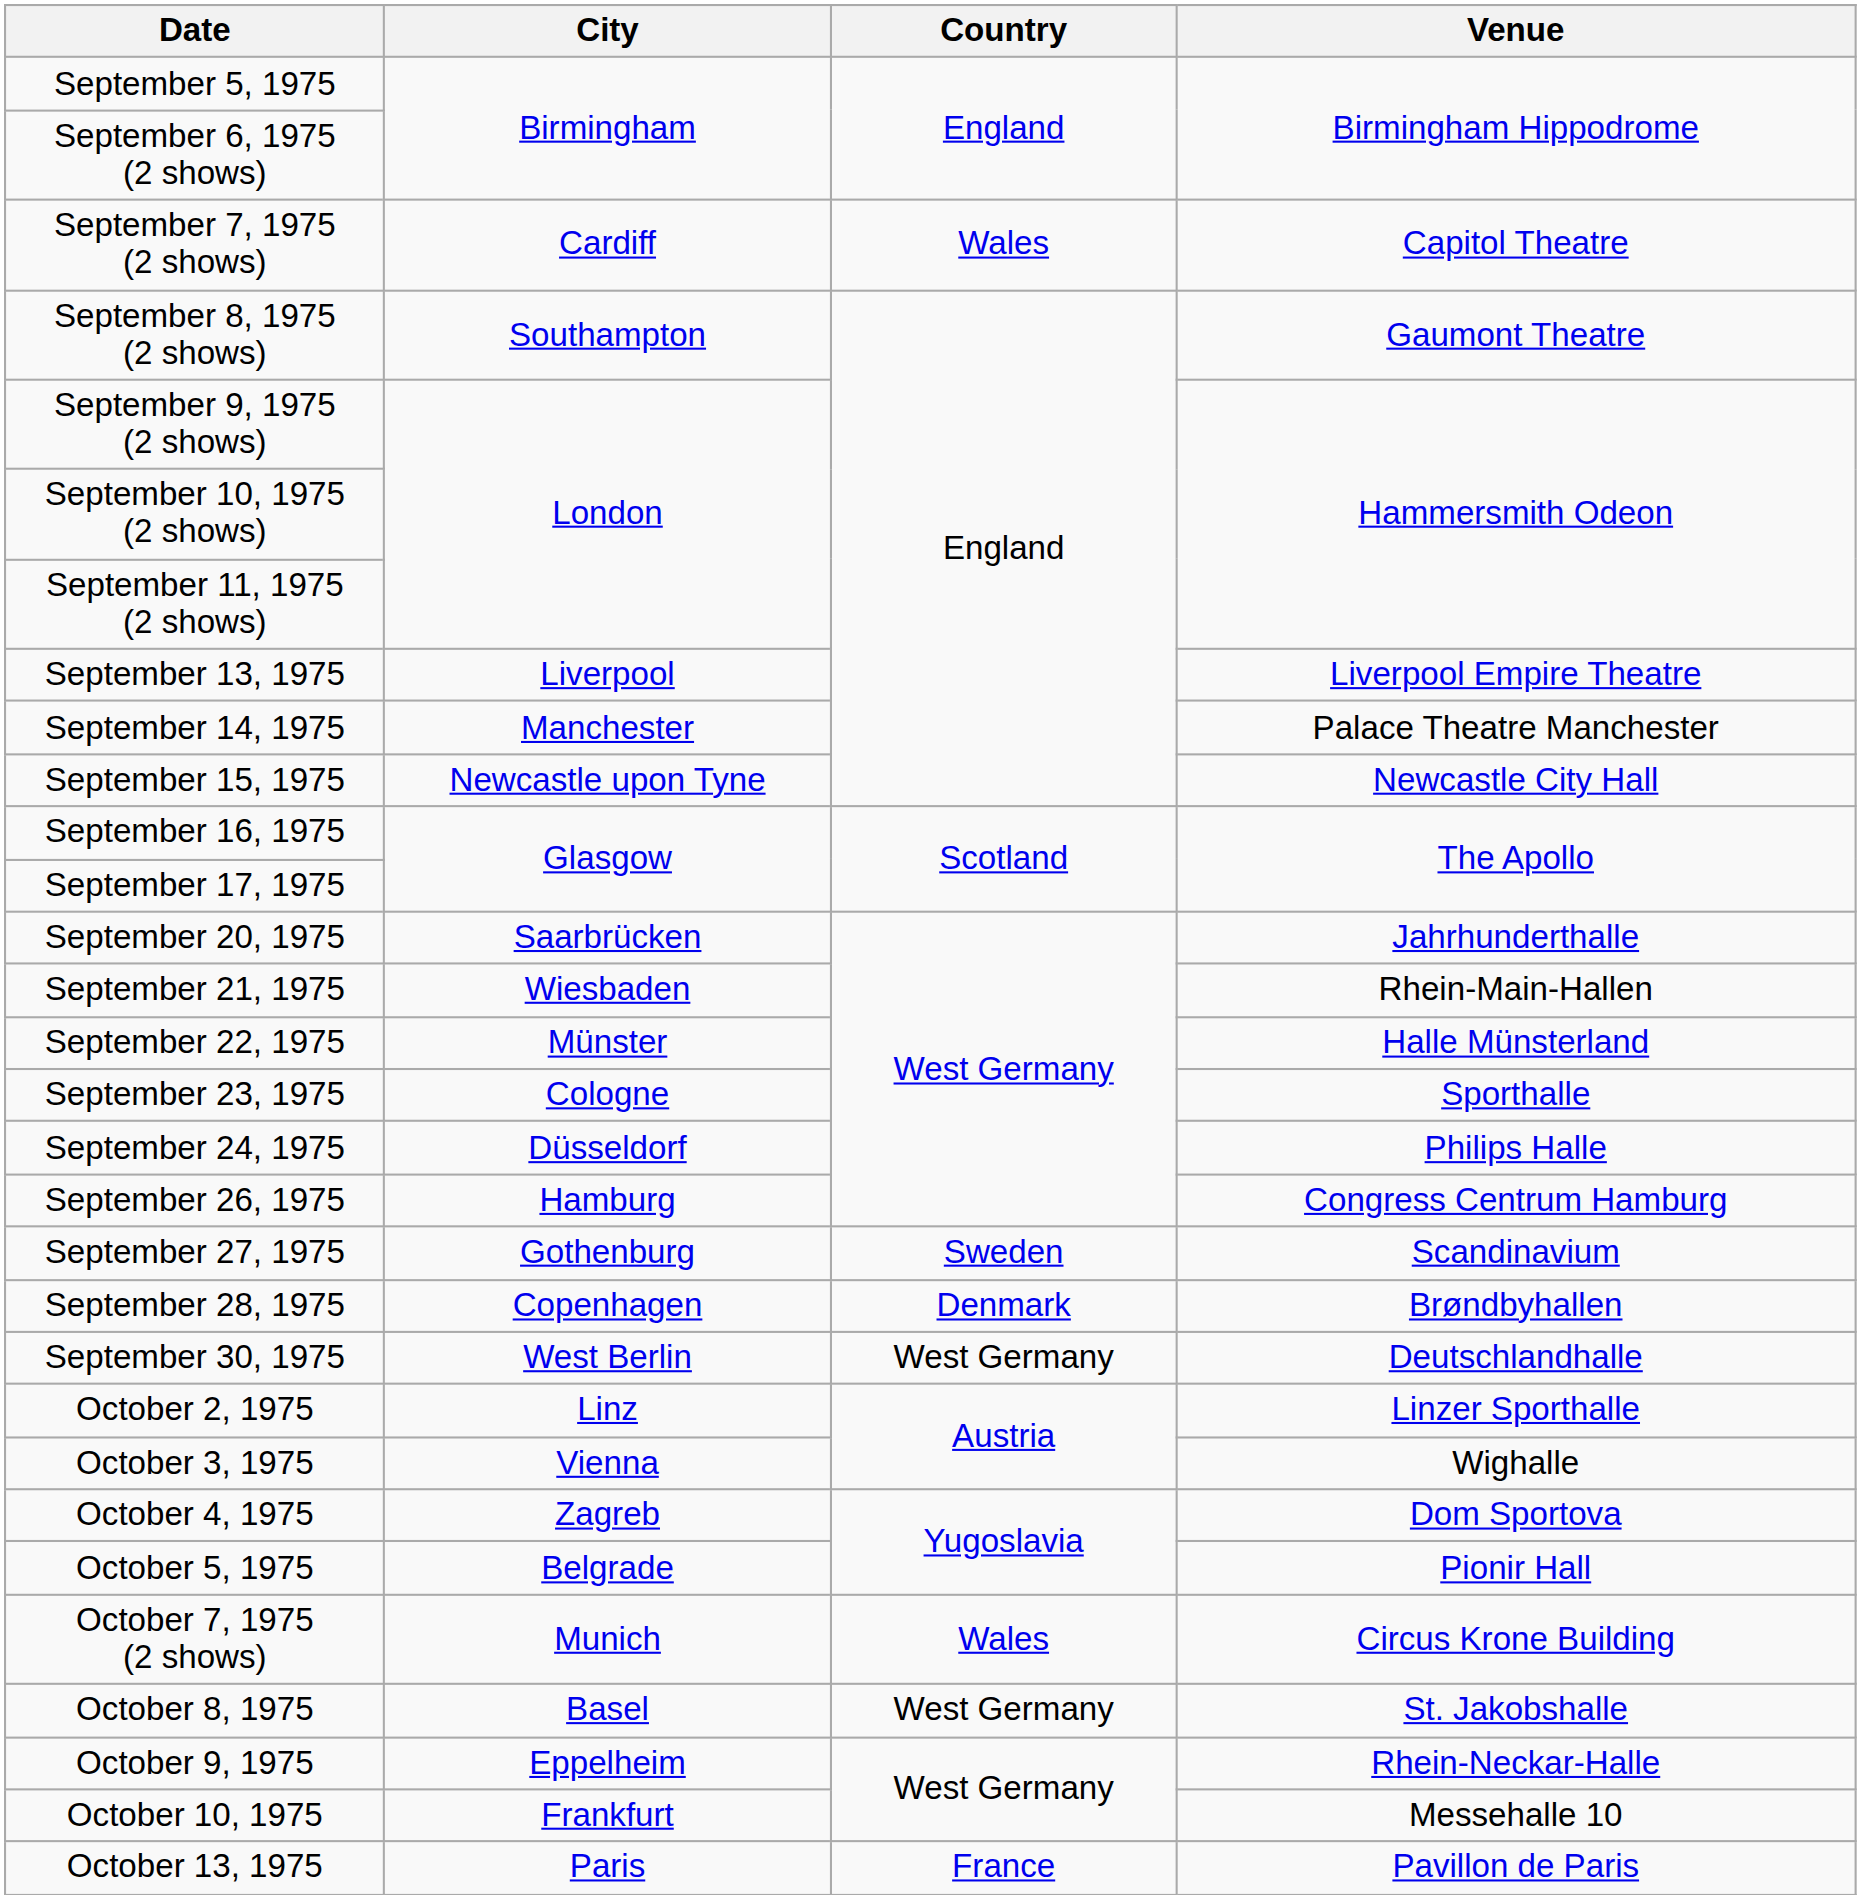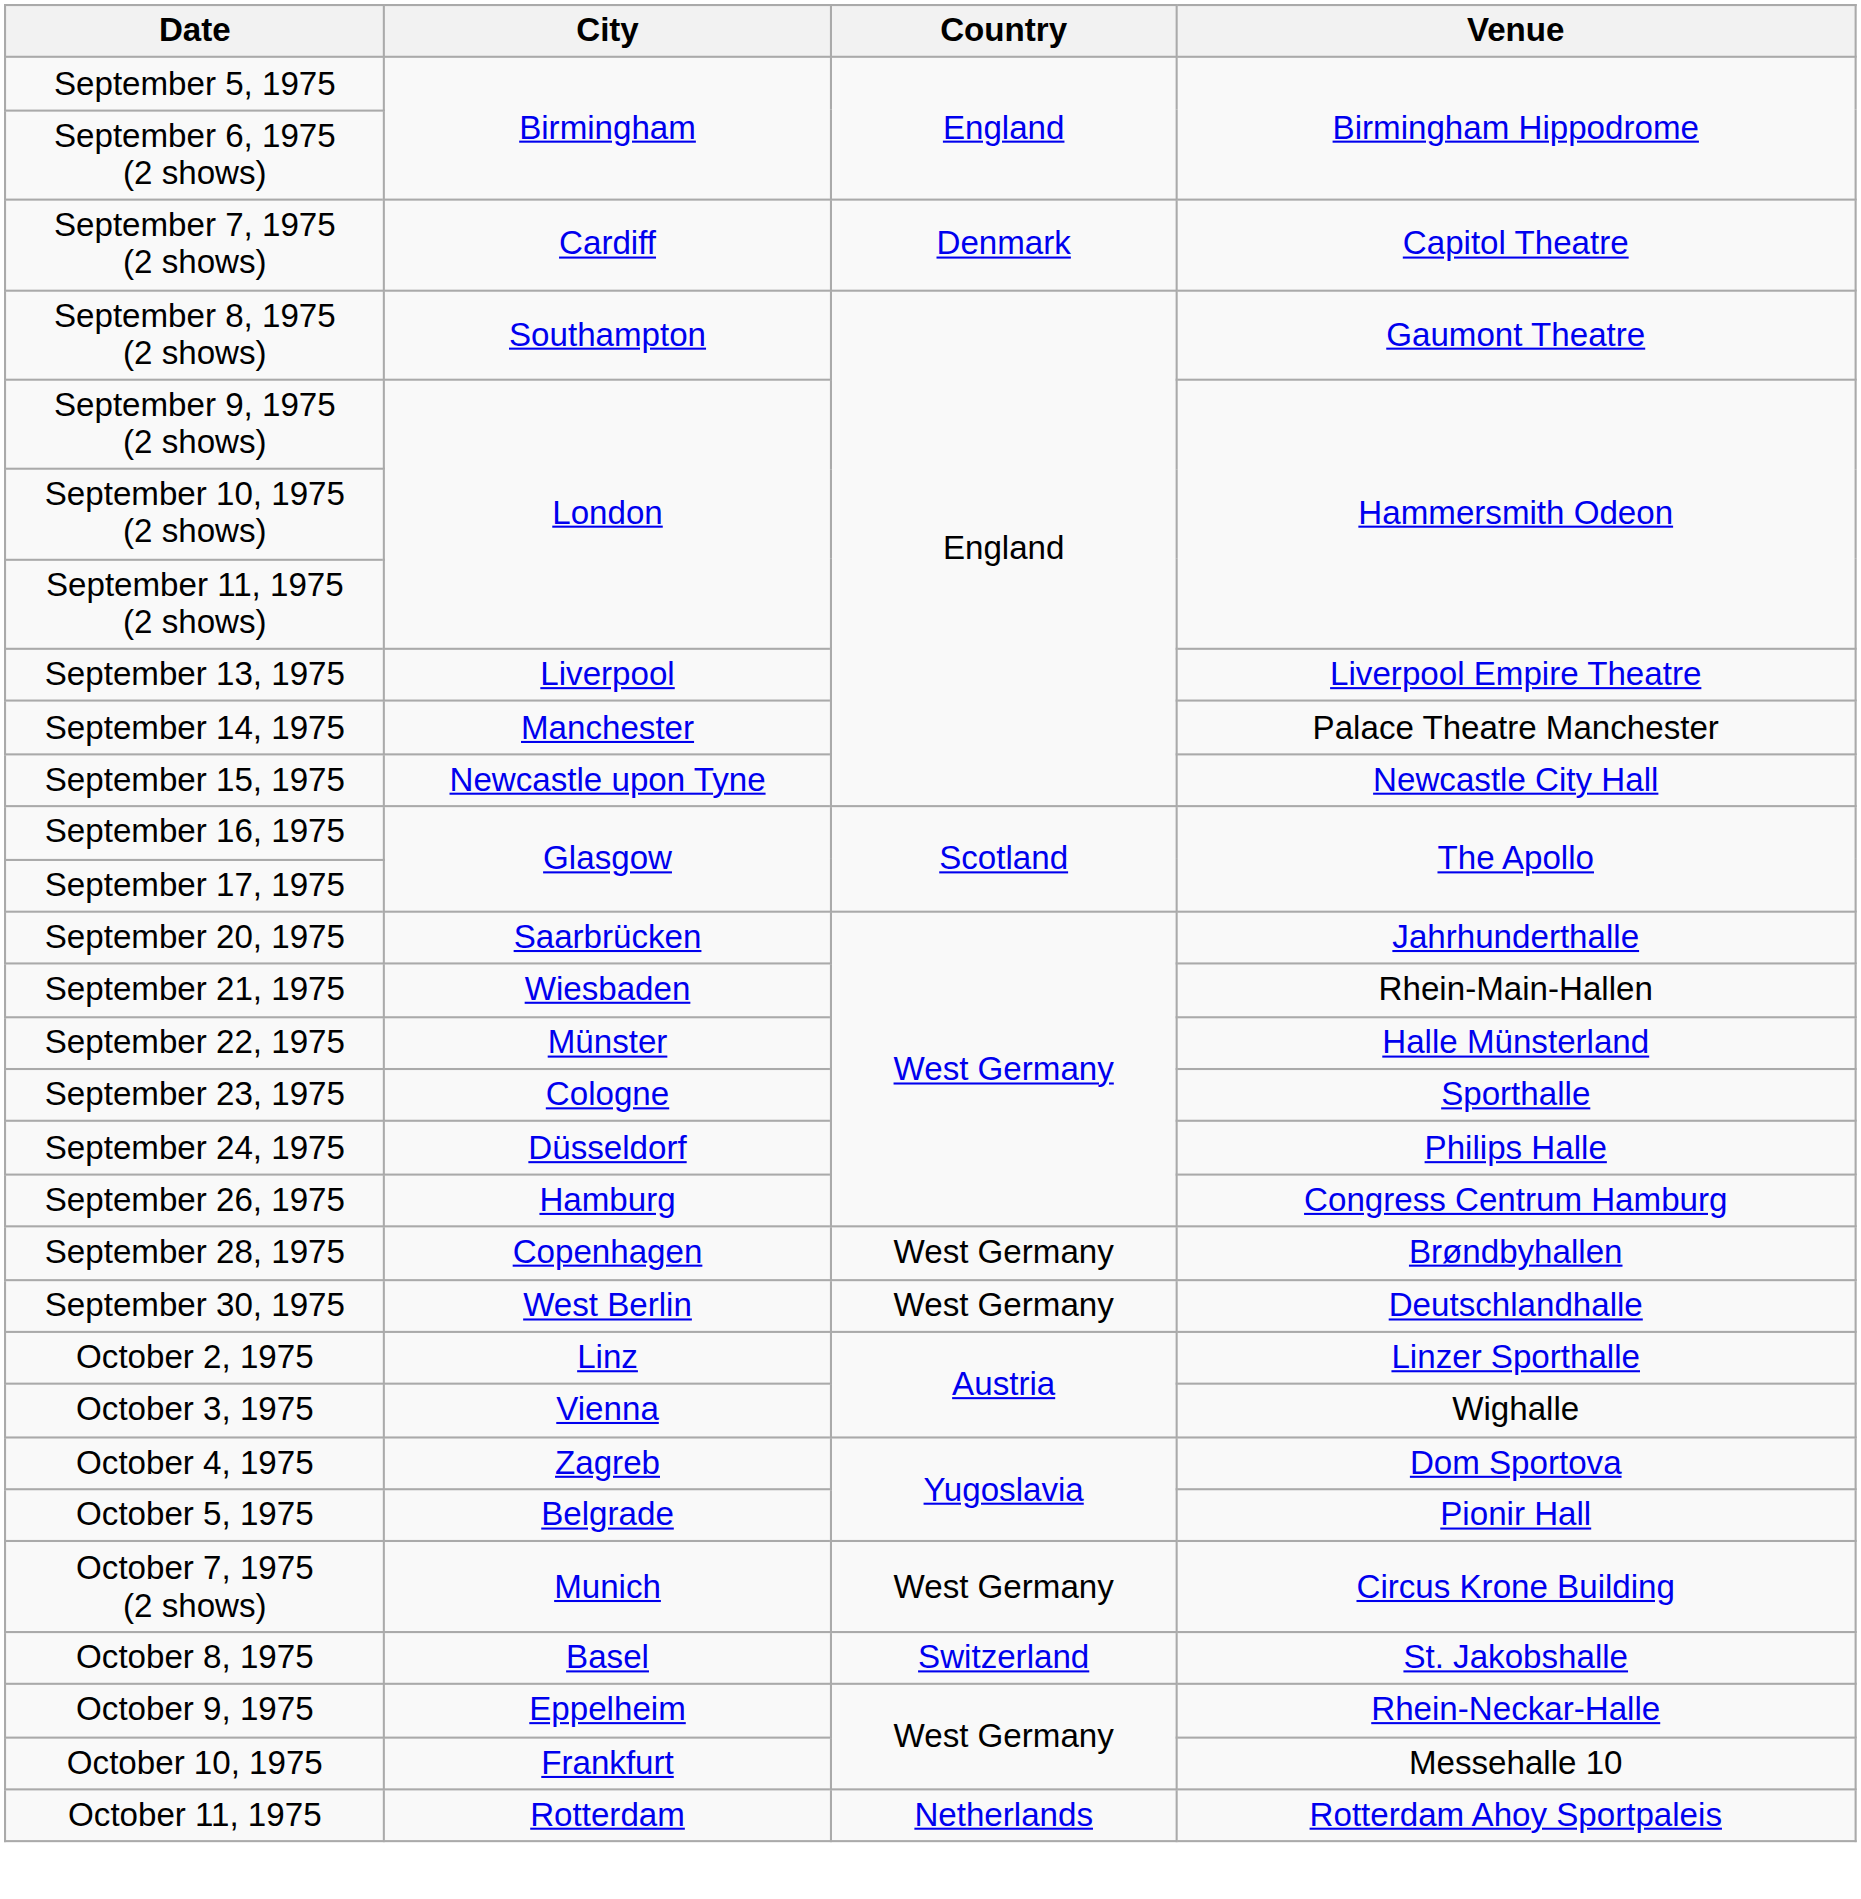(1004, 244) Wales -> (1004, 244) Denmark
- row: (195, 1252)
(1004, 1304) Denmark -> (1004, 1252) West Germany
(1004, 1638) Wales -> (1004, 1586) West Germany
(1004, 1709) West Germany -> (1004, 1657) Switzerland
+ row: (195, 1814)
- row: (195, 1867)
